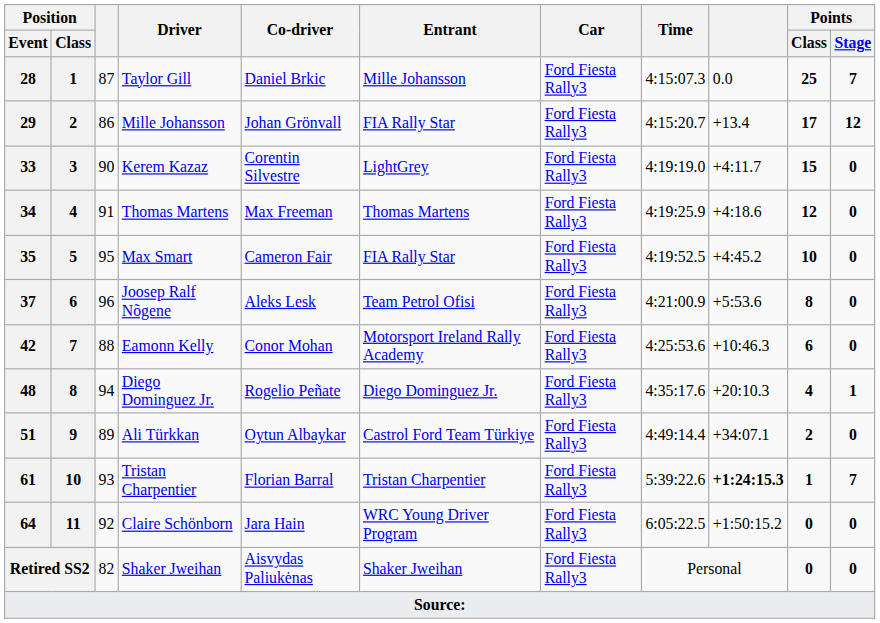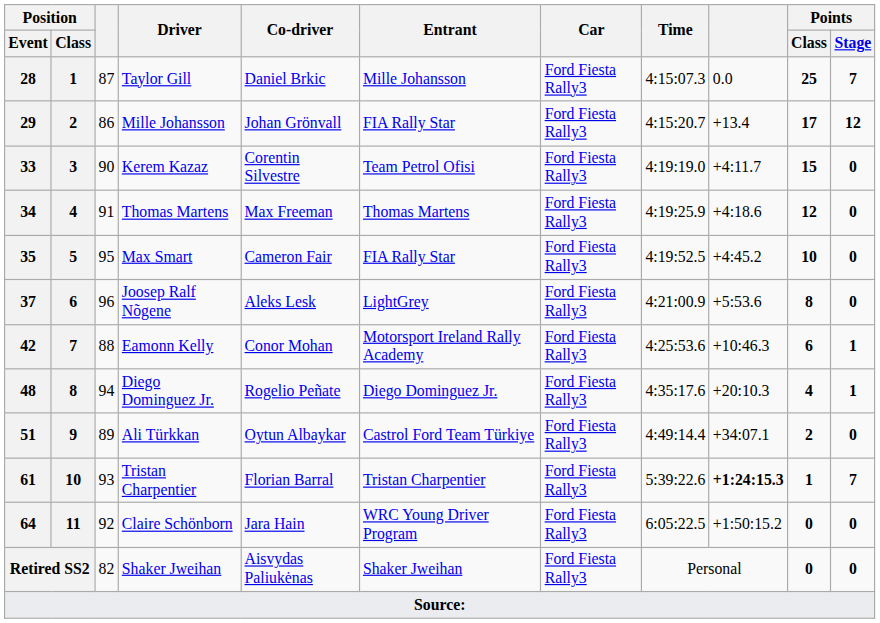(396, 167) LightGrey -> (419, 167) Team Petrol Ofisi
(419, 301) Team Petrol Ofisi -> (396, 301) LightGrey
(853, 345) 0 -> (853, 345) 1
